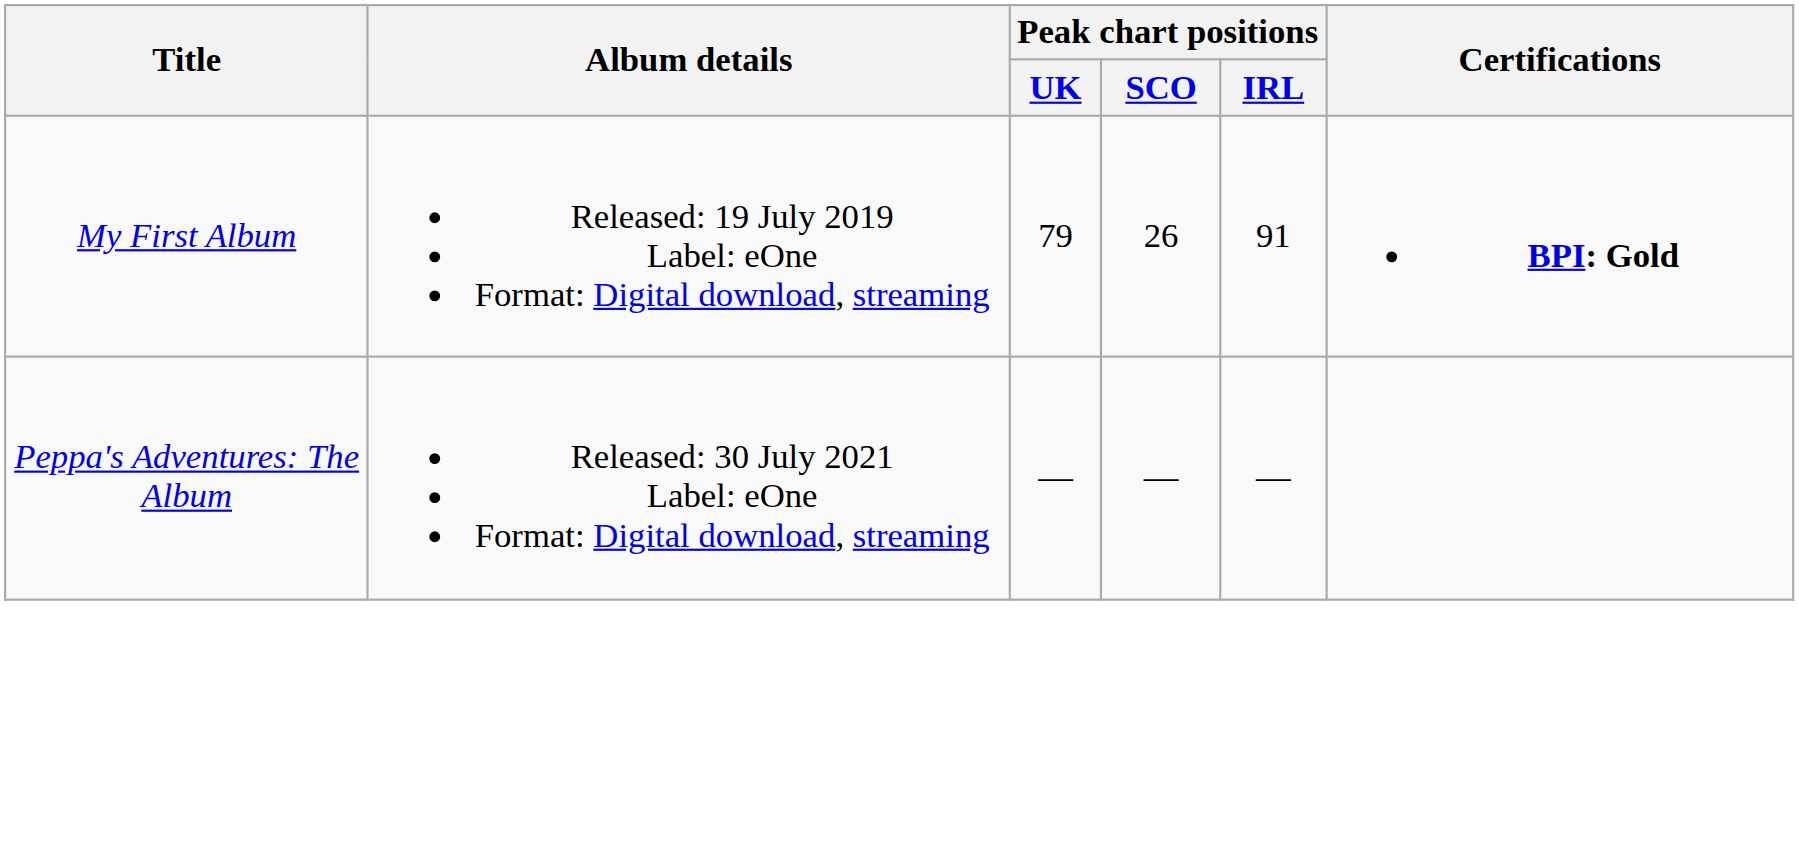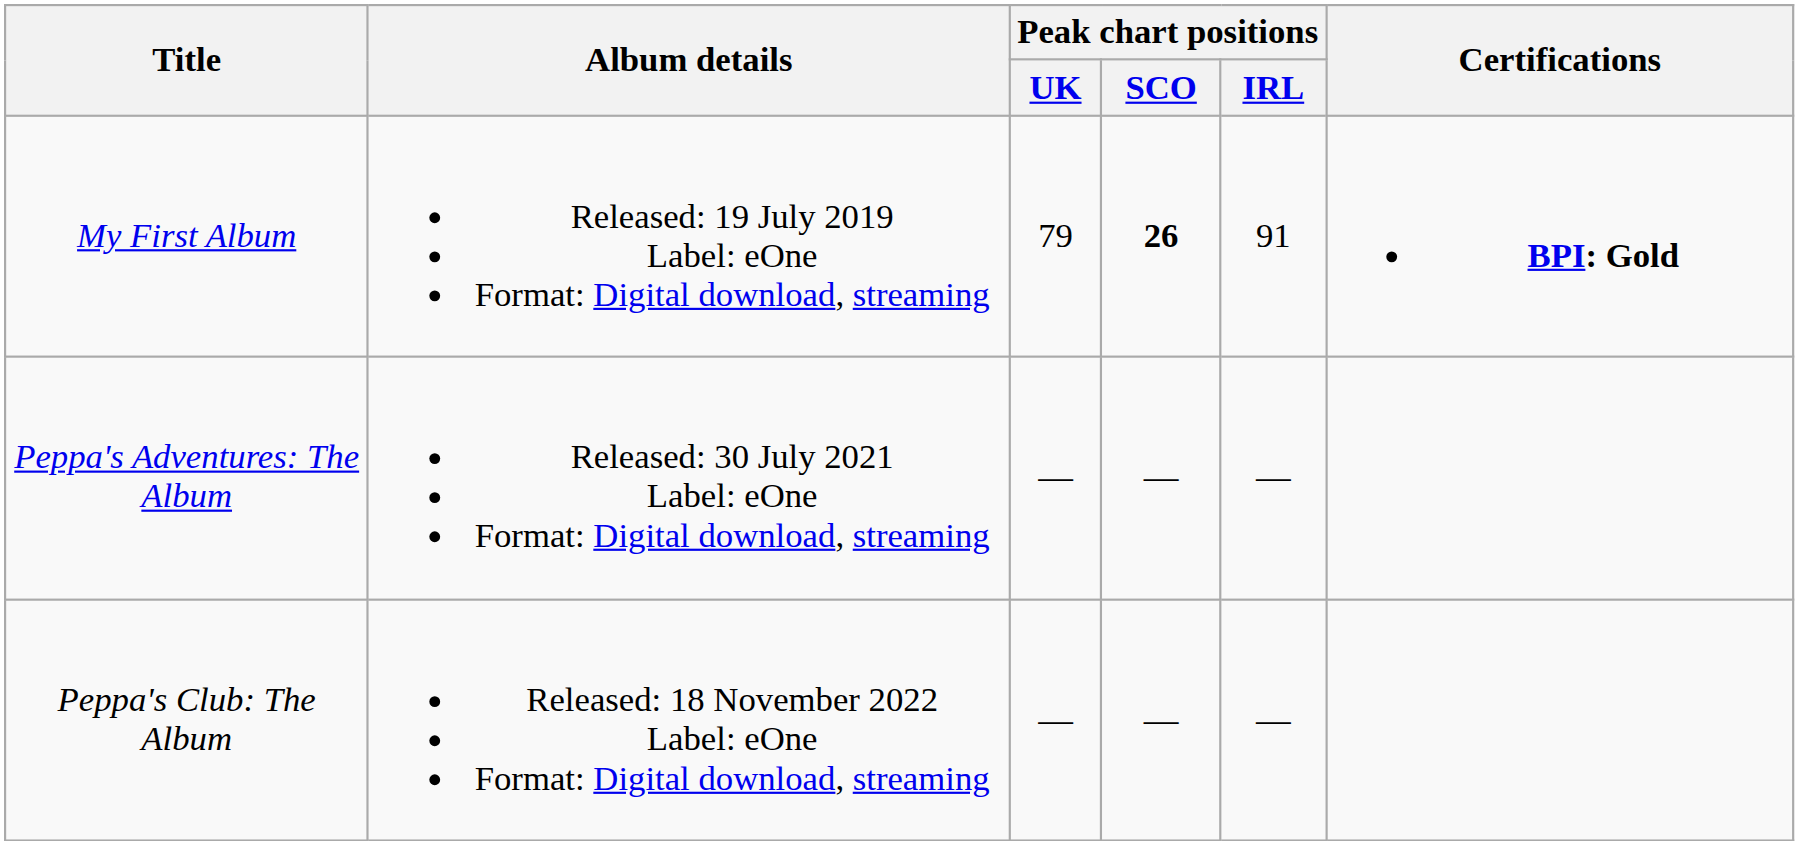(1161, 235) normal -> (1161, 235) bold
+ row: (187, 718)
